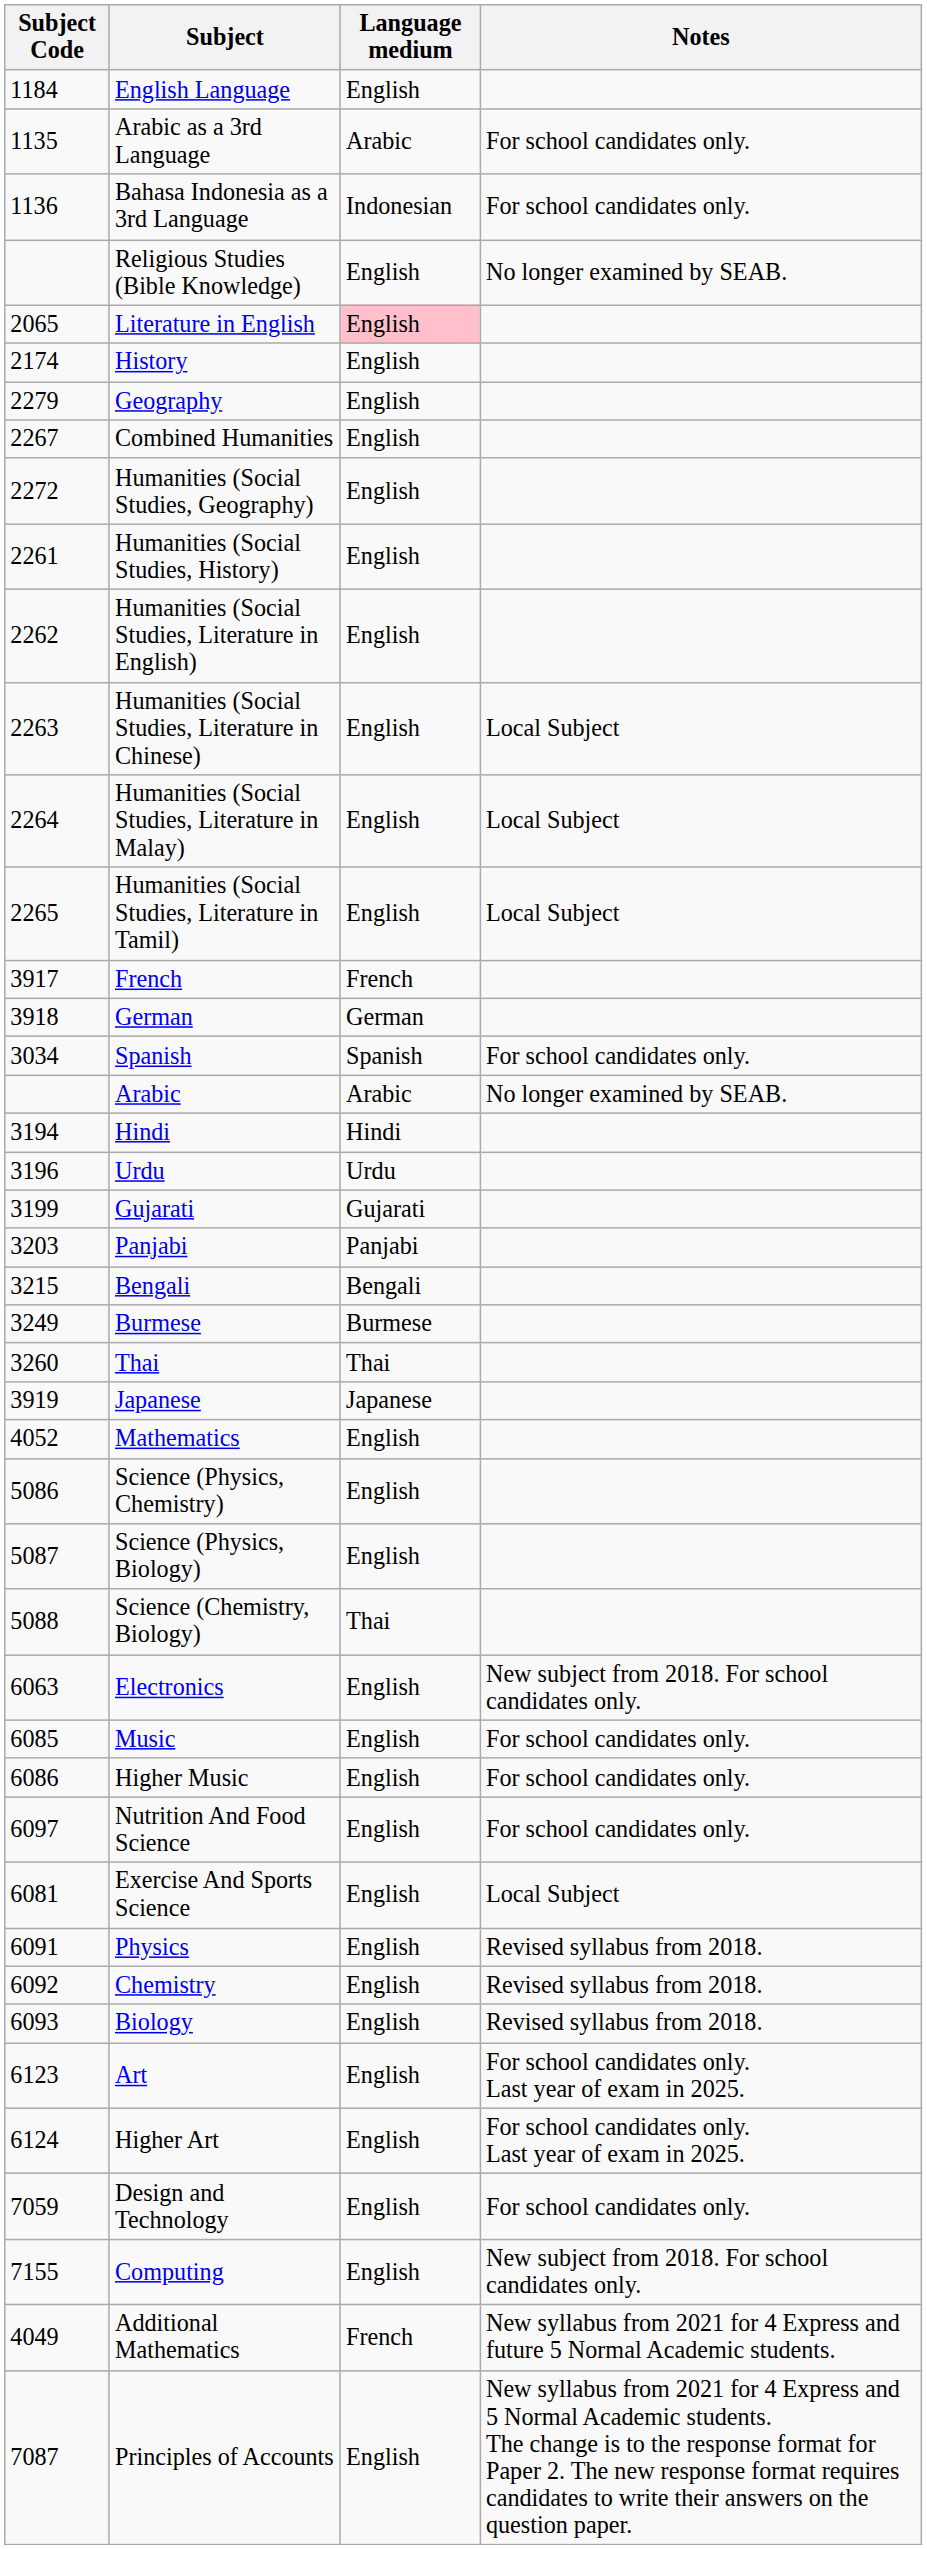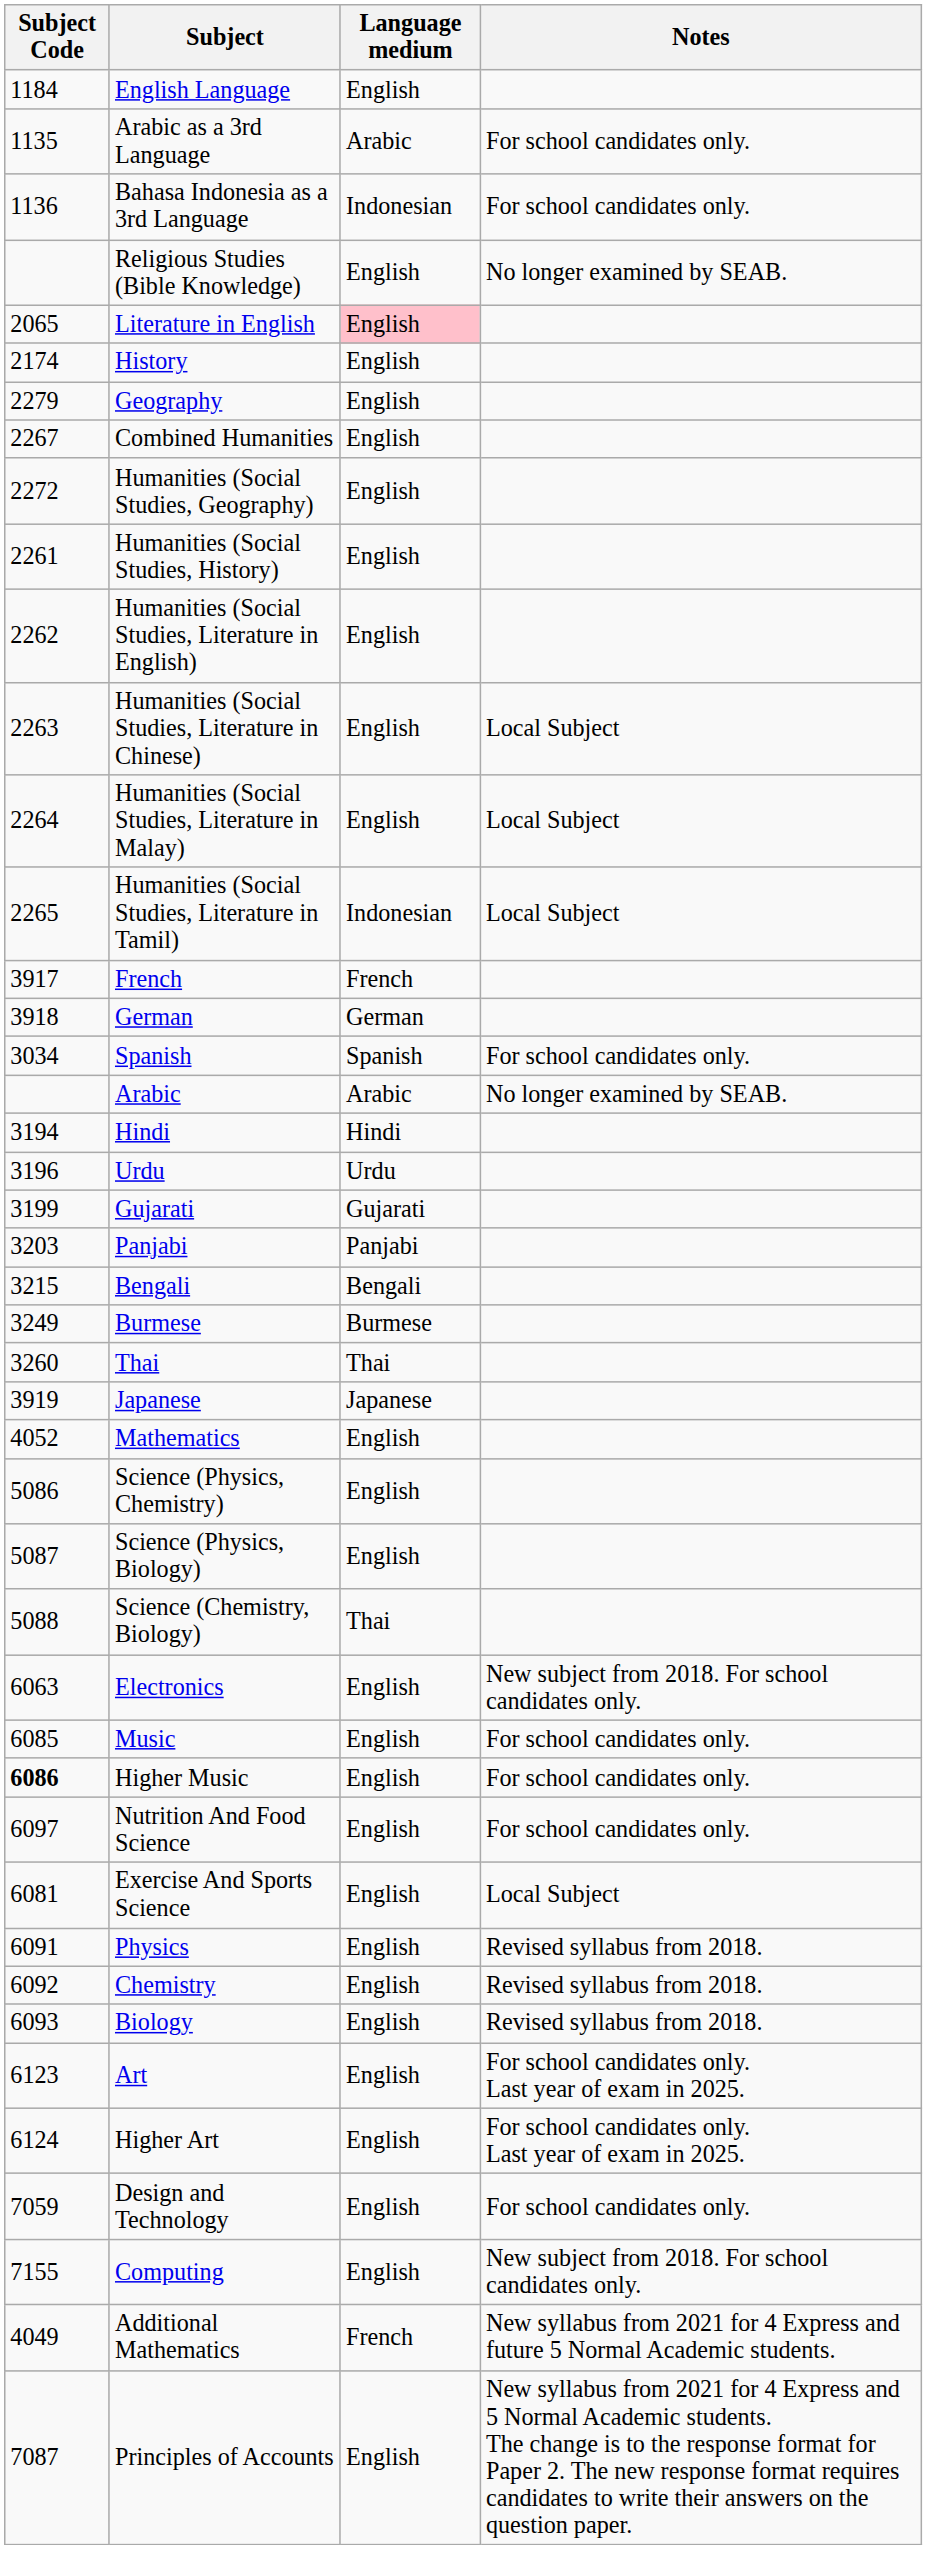(383, 913) English -> (399, 913) Indonesian
(34, 1777) normal -> (34, 1777) bold
